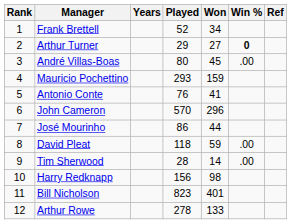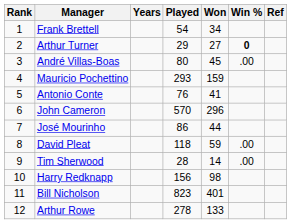(182, 29) 52 -> (182, 29) 54
